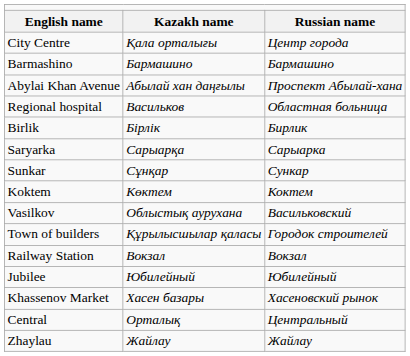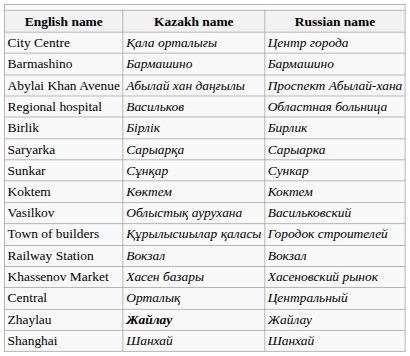- row: (27, 277)
(148, 341) normal -> (149, 319) bold
+ row: (33, 341)
